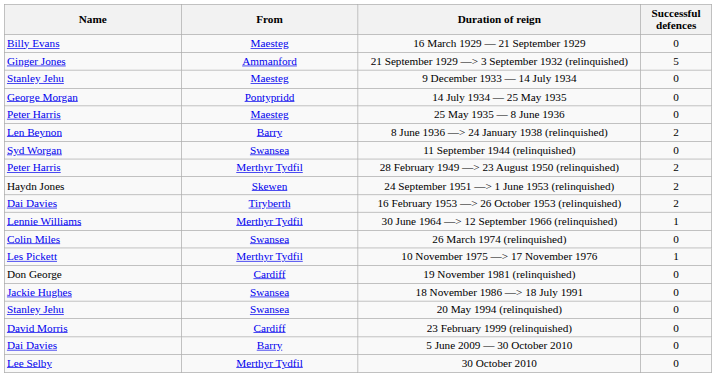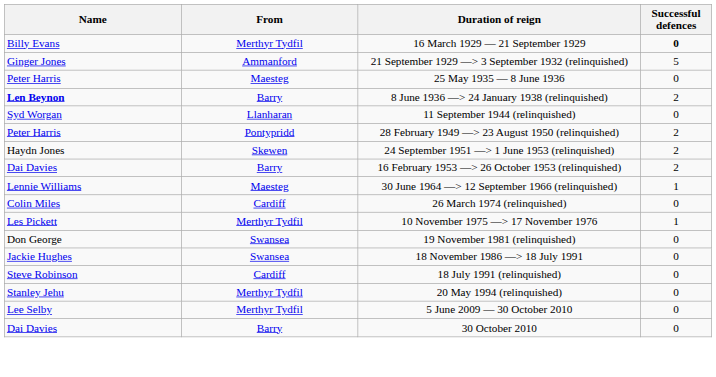(270, 43) Maesteg -> (270, 43) Merthyr Tydfil
(676, 43) normal -> (676, 43) bold
- row: (499, 79)
- row: (499, 97)
(34, 132) normal -> (36, 97) bold
(270, 150) Swansea -> (270, 114) Llanharan
(270, 168) Merthyr Tydfil -> (270, 132) Pontypridd
(270, 203) Tiryberth -> (270, 168) Barry
(270, 221) Merthyr Tydfil -> (270, 185) Maesteg
(270, 239) Swansea -> (270, 203) Cardiff
(270, 274) Cardiff -> (270, 239) Swansea
+ row: (499, 274)
(270, 310) Swansea -> (270, 292) Merthyr Tydfil
- row: (499, 327)
(32, 345) Dai Davies -> (29, 310) Lee Selby
(270, 345) Barry -> (270, 310) Merthyr Tydfil
(29, 363) Lee Selby -> (32, 327) Dai Davies
(270, 363) Merthyr Tydfil -> (270, 327) Barry
